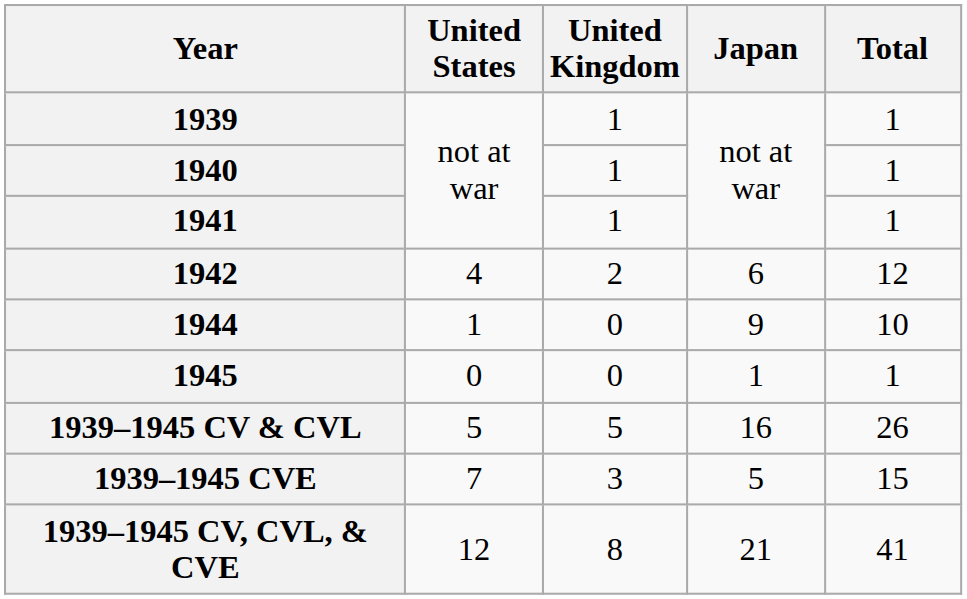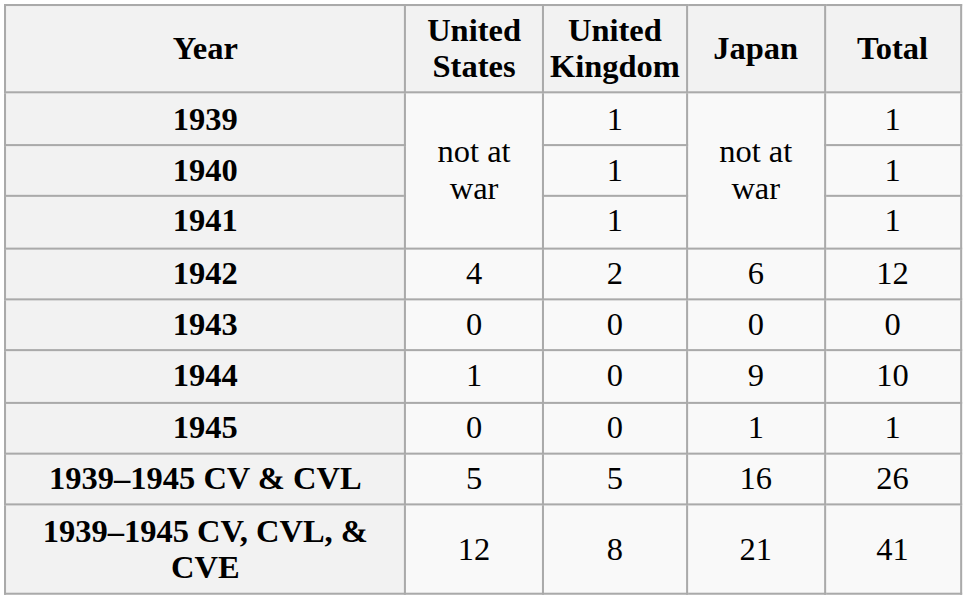+ row: (205, 324)
- row: (205, 478)
